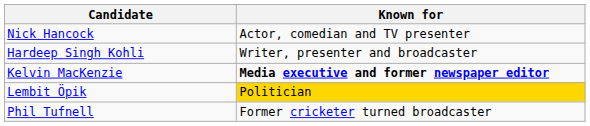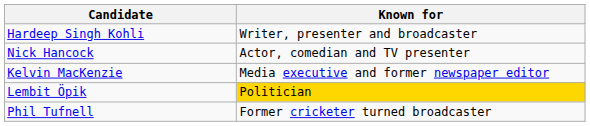rows swapped: (51, 34) <-> (76, 53)
(394, 73) bold -> (394, 73) normal
